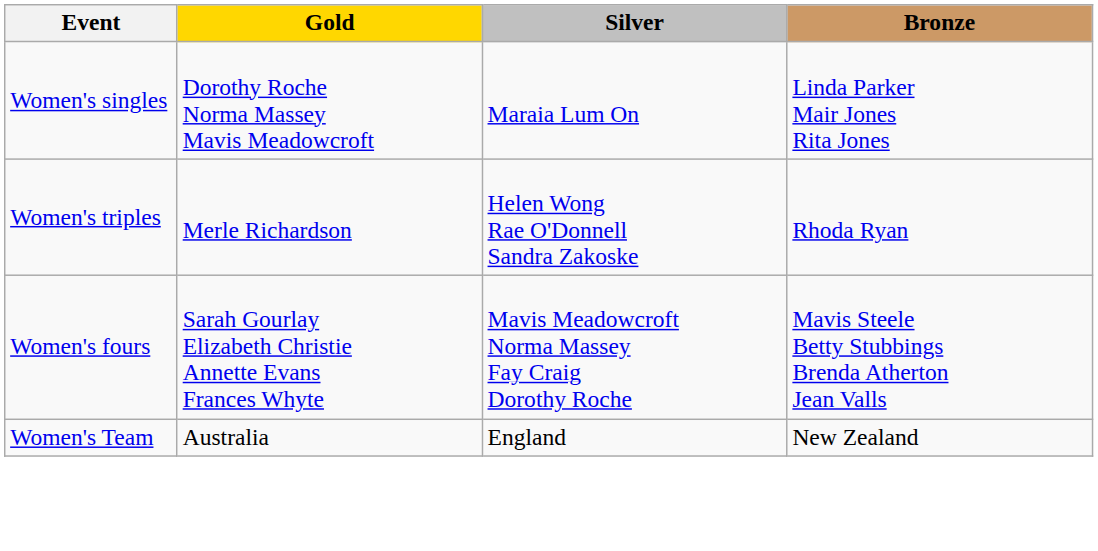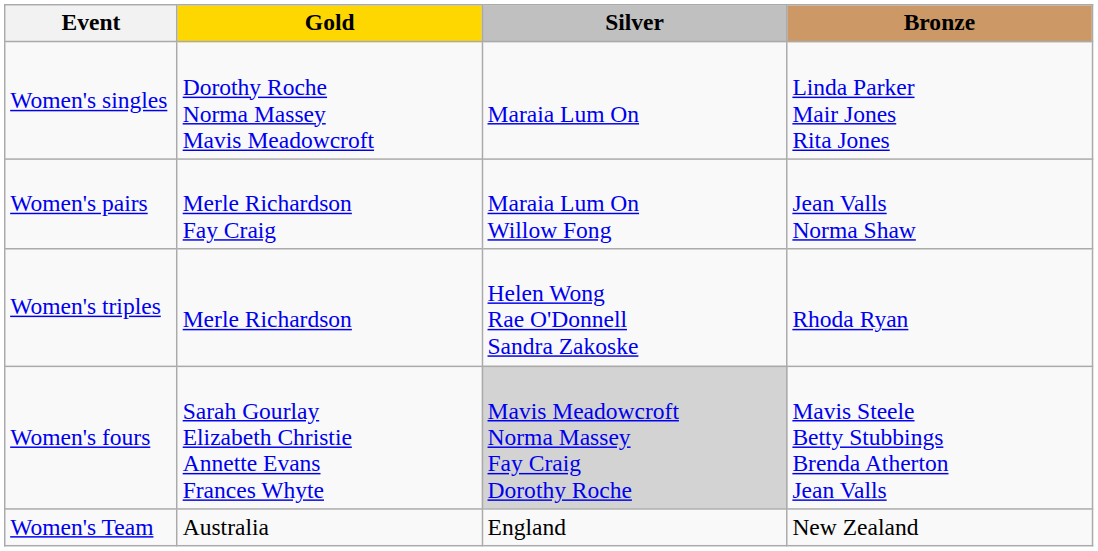+ row: (79, 203)
(583, 359) no background -> (583, 450) lightgrey background
